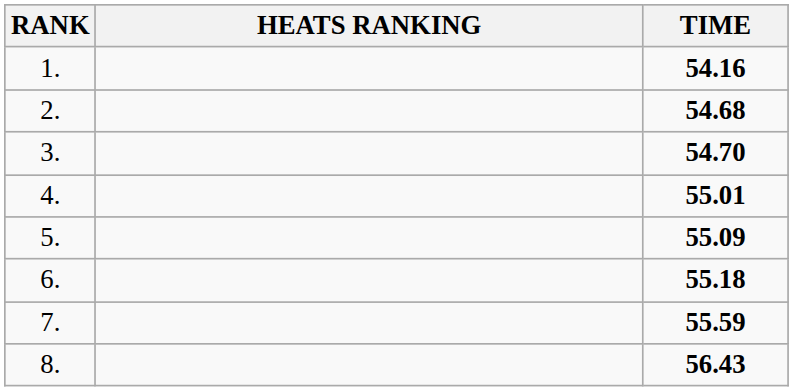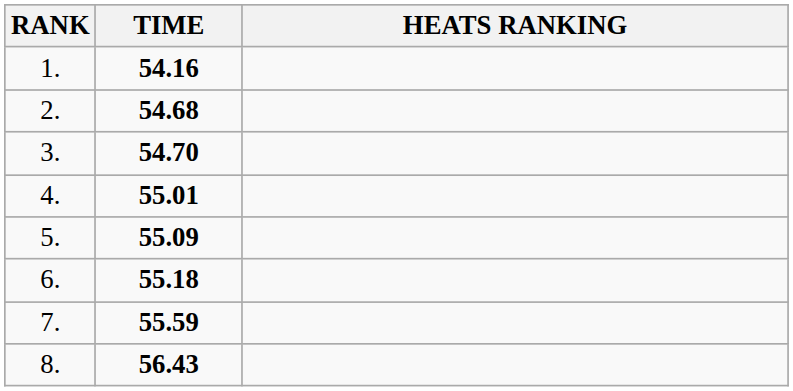columns swapped: (369, 25) <-> (715, 25)
